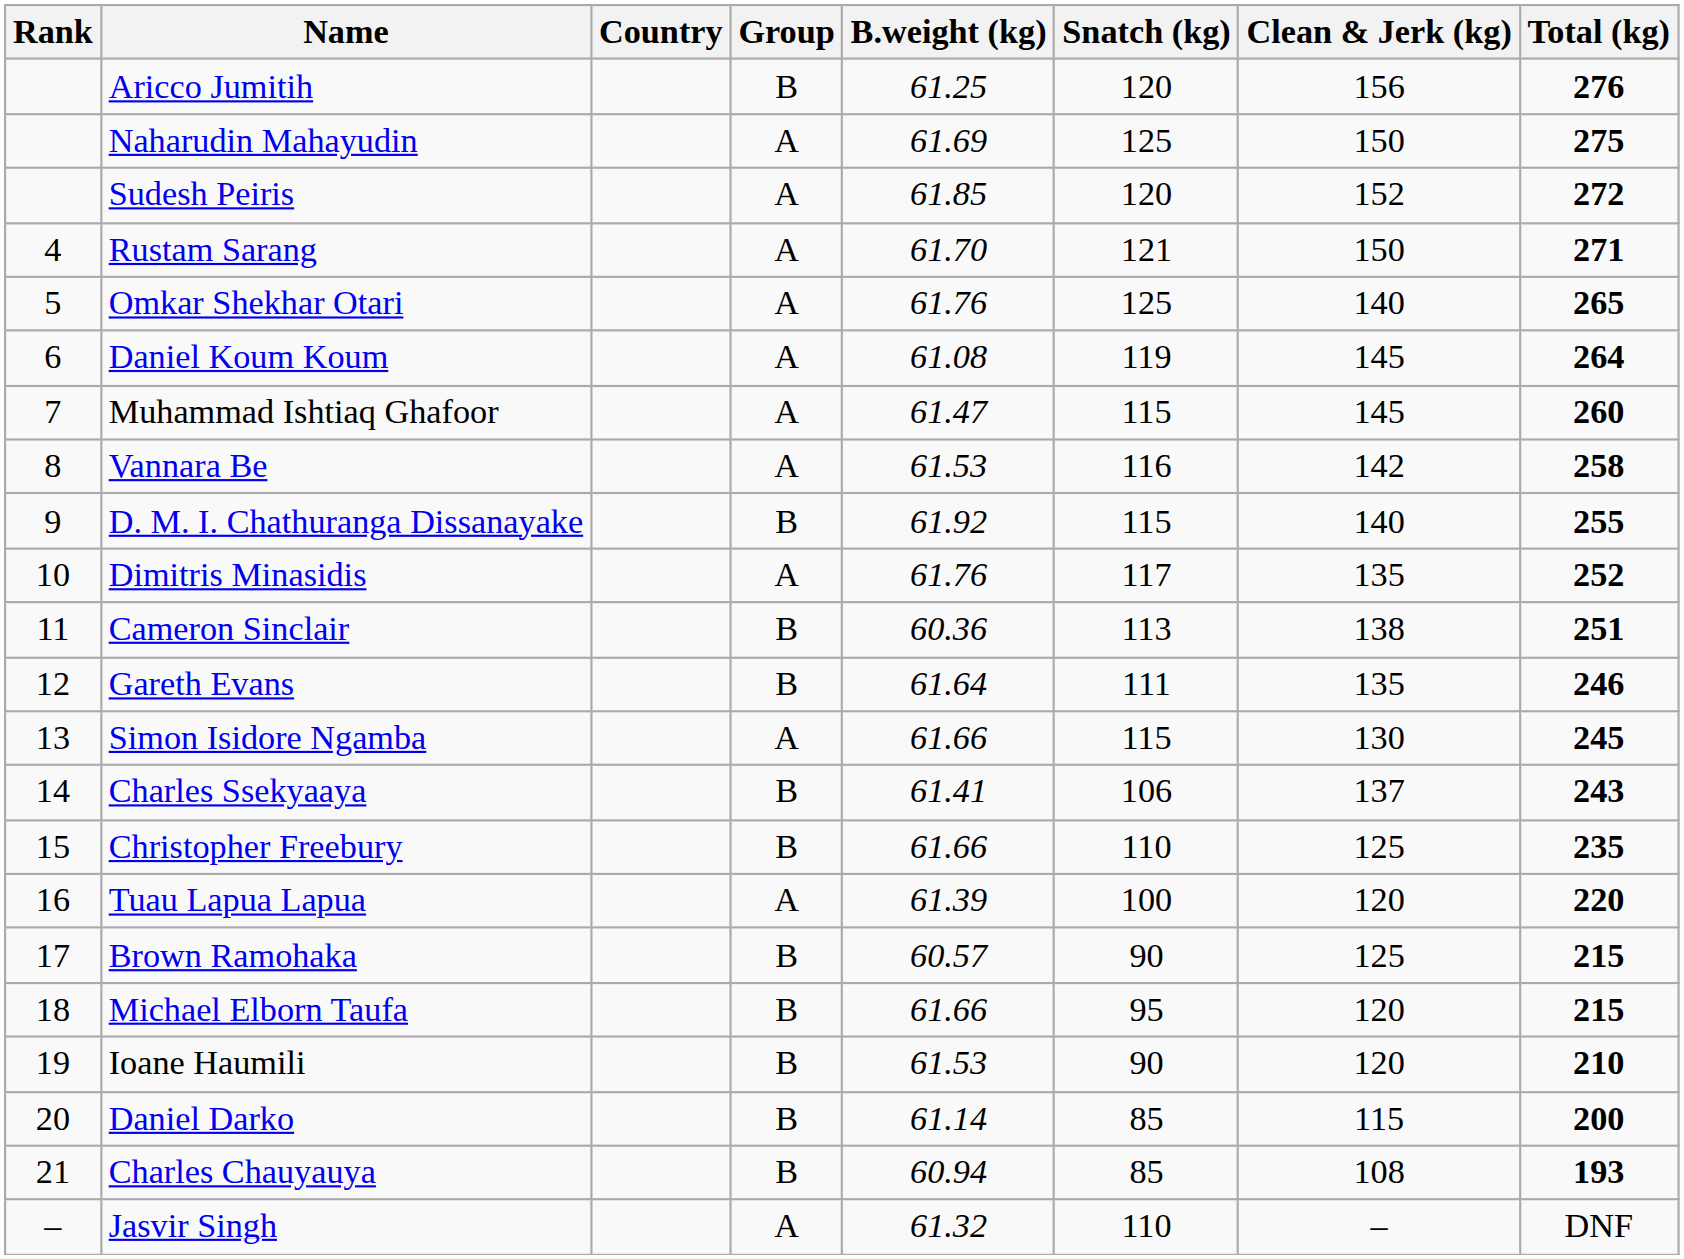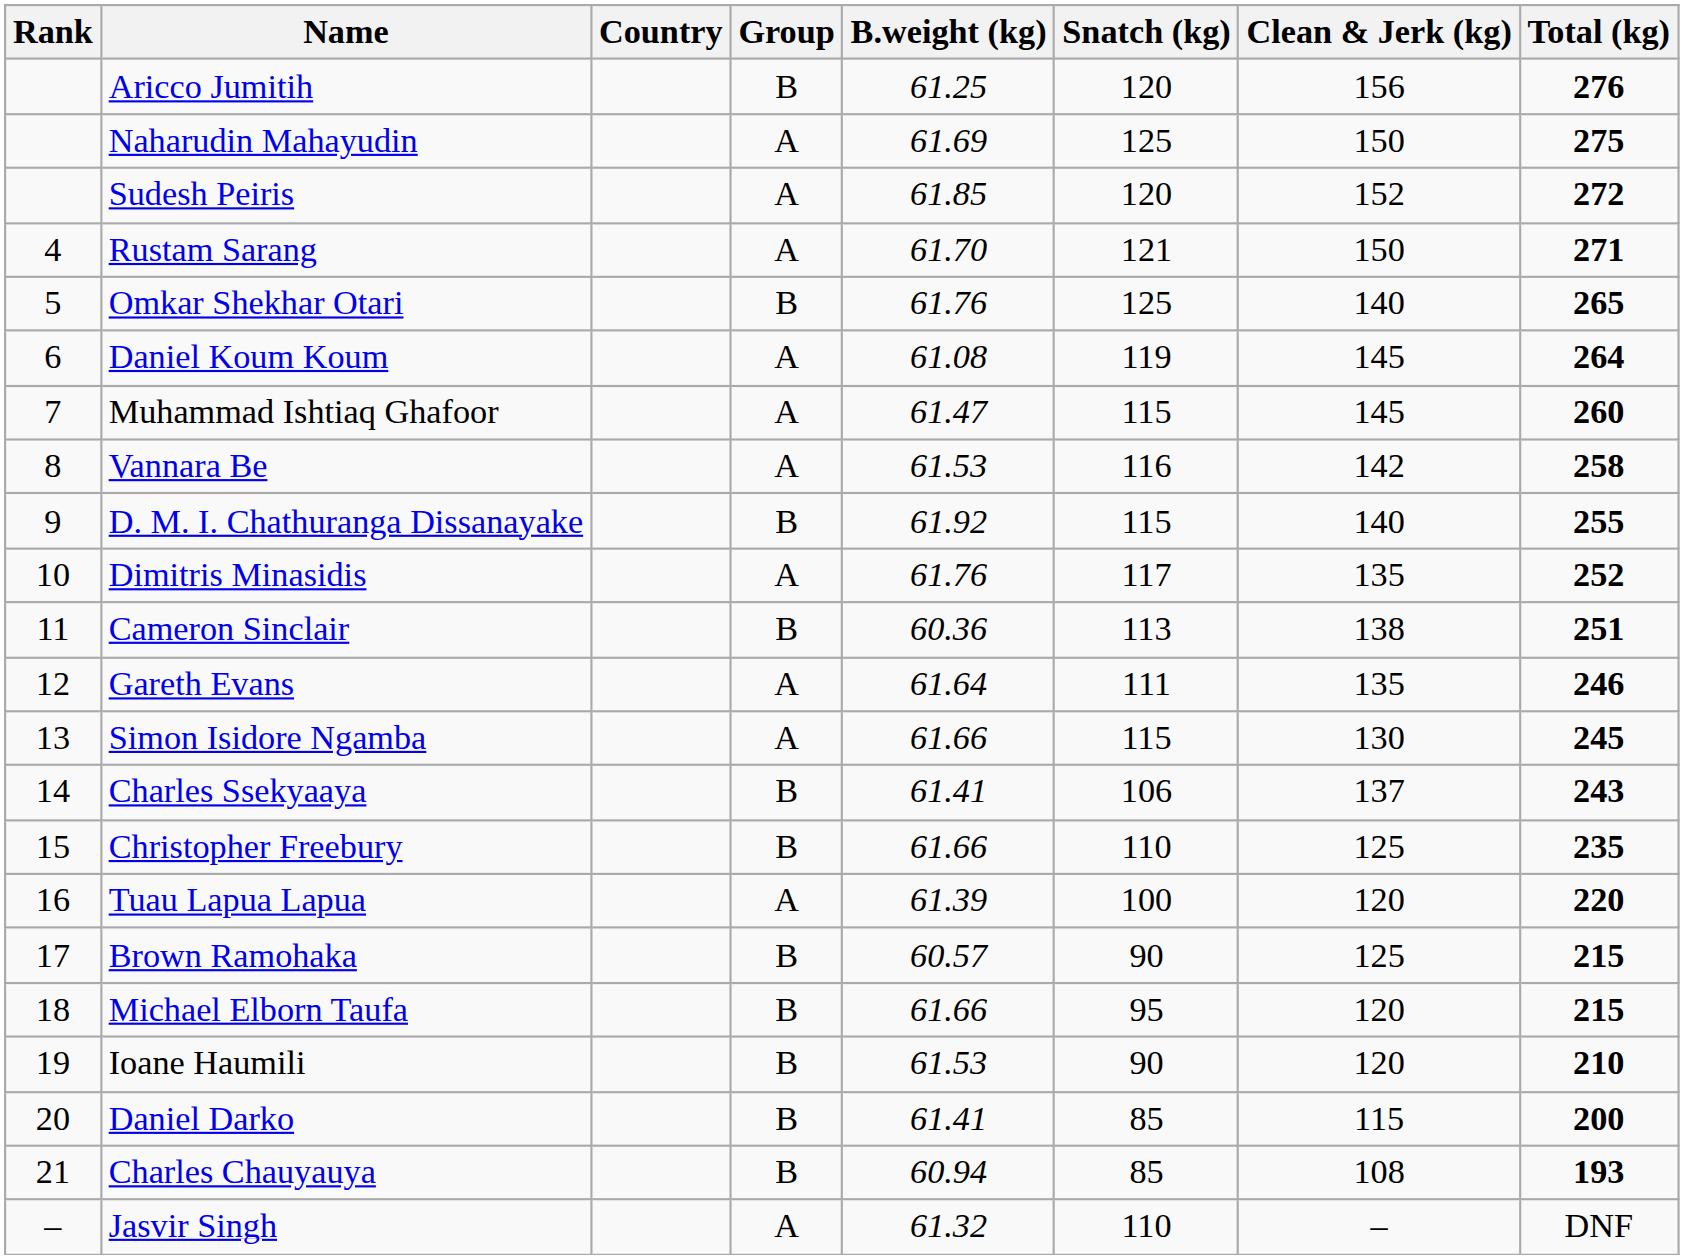(787, 303) A -> (787, 303) B
(787, 683) B -> (787, 683) A
(949, 1117) 61.14 -> (949, 1117) 61.41
